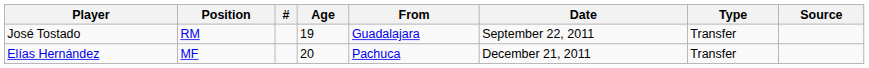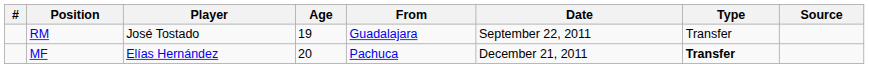columns swapped: (286, 14) <-> (91, 14)
(713, 54) normal -> (710, 54) bold
